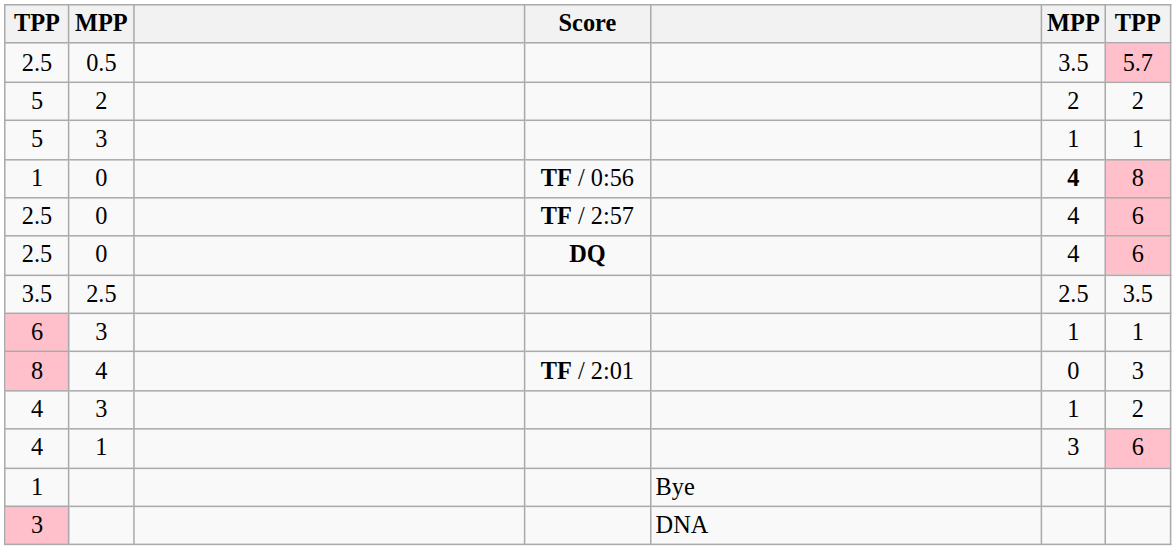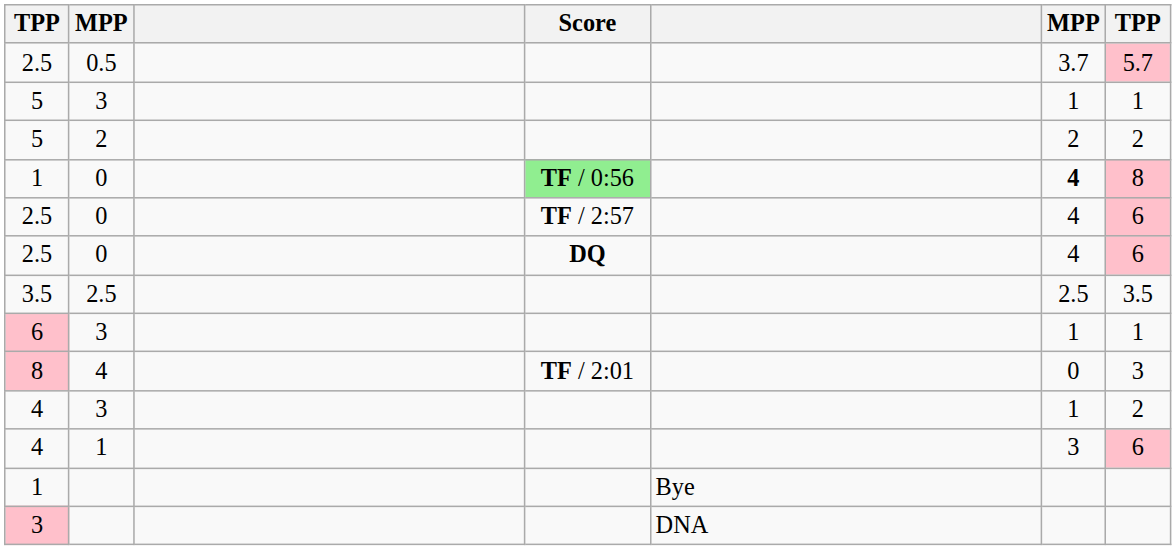(1073, 62) 3.5 -> (1073, 62) 3.7
rows swapped: (37, 139) <-> (37, 100)
(587, 178) no background -> (587, 178) lightgreen background
